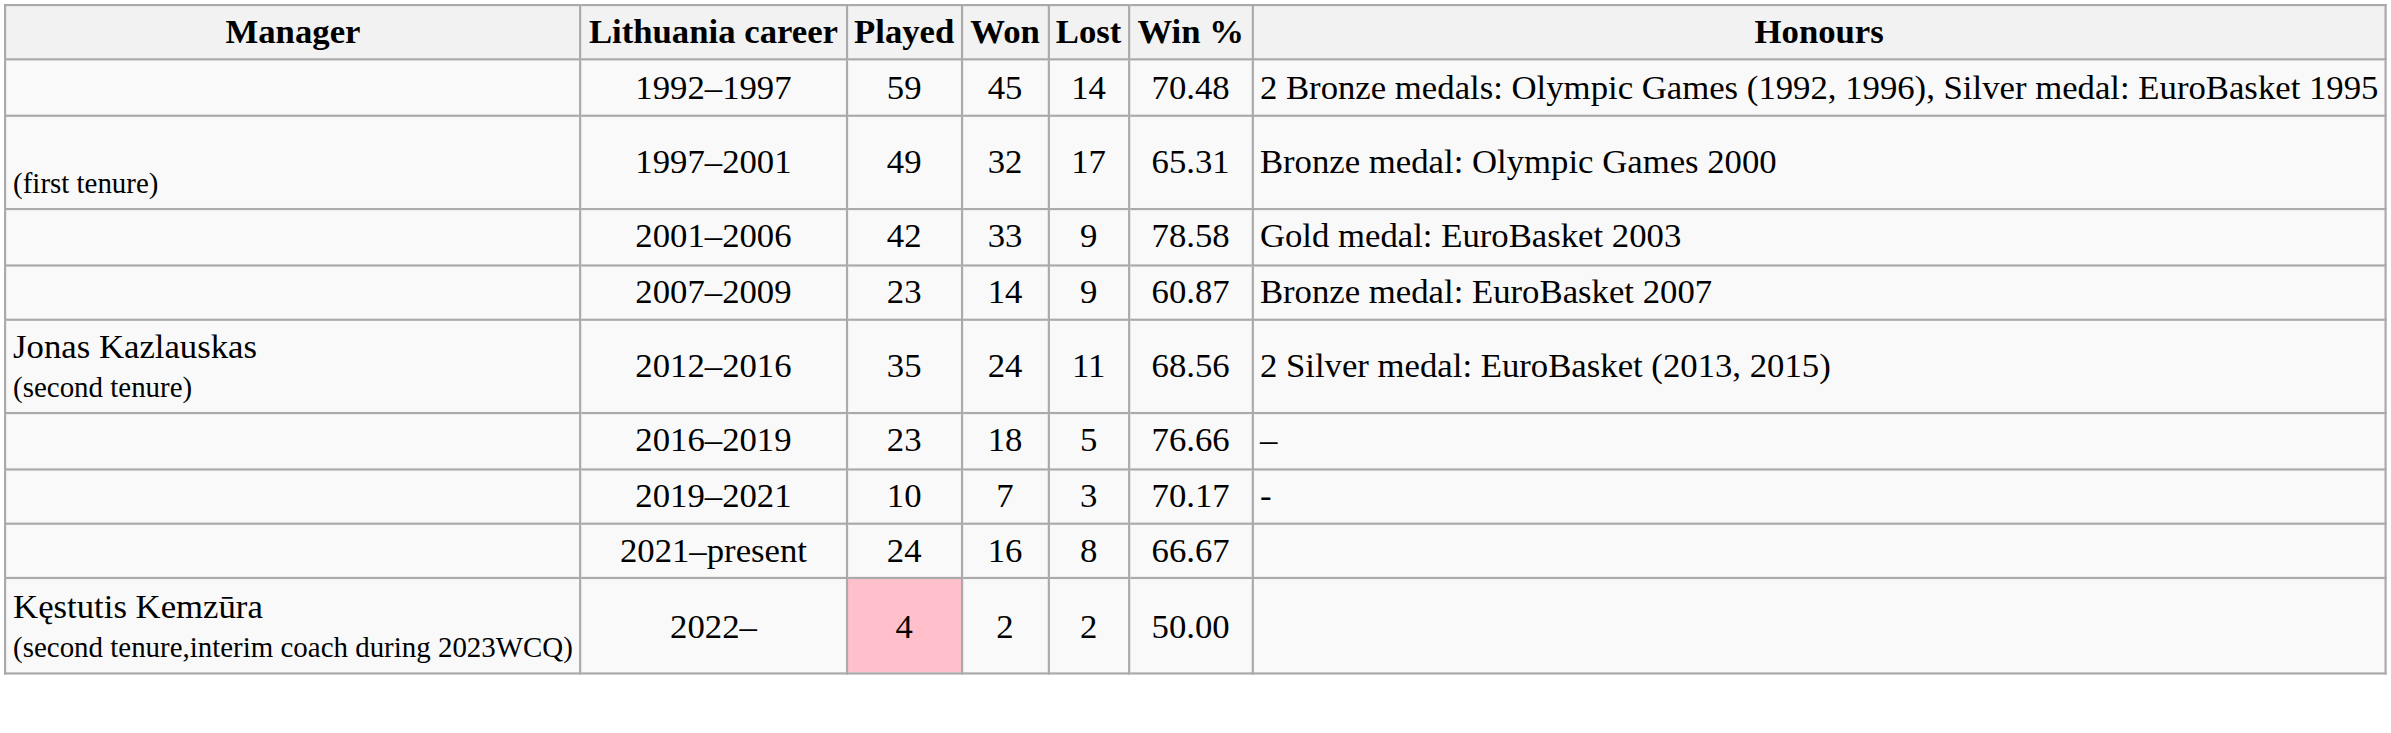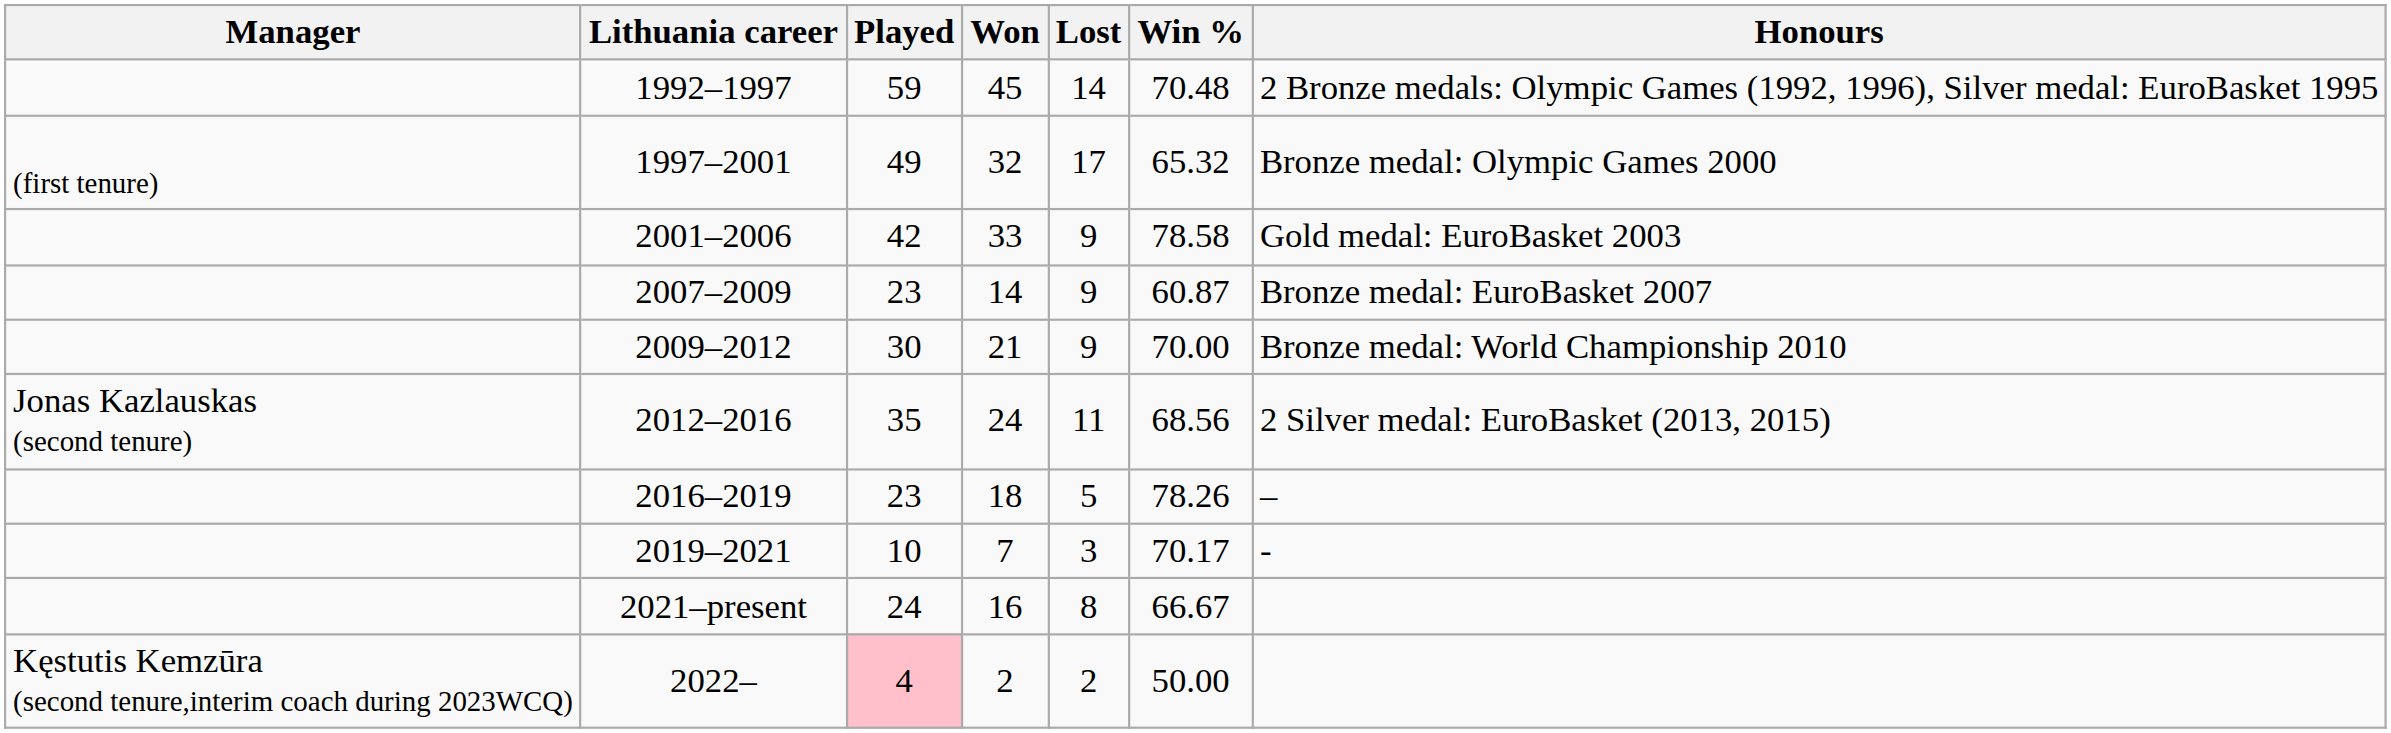(1191, 161) 65.31 -> (1191, 161) 65.32
+ row: (713, 346)
(1191, 440) 76.66 -> (1191, 495) 78.26
